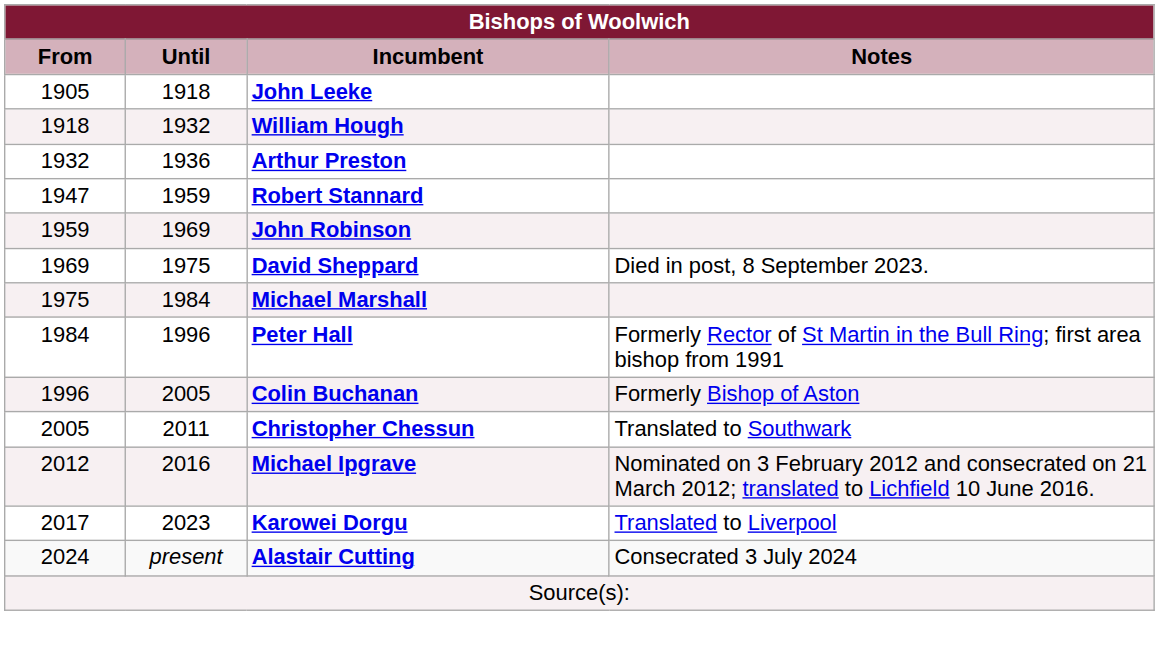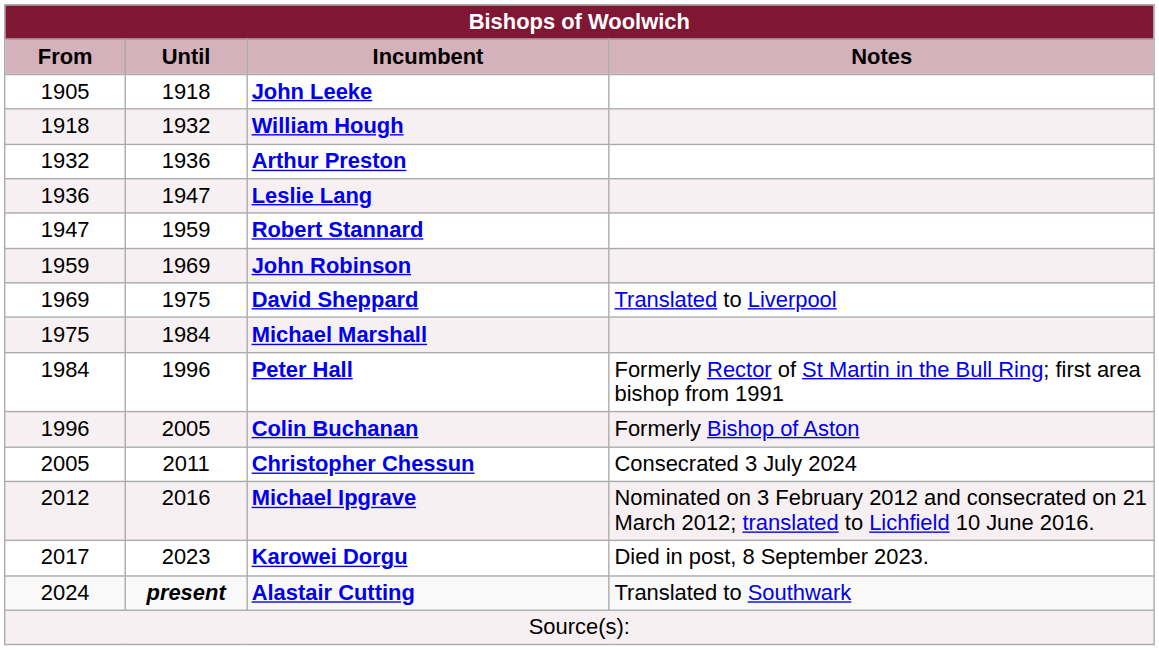+ row: (312, 195)
(772, 265) Died in post, 8 September 2023. -> (726, 299) Translated to Liverpool
(733, 428) Translated to Southwark -> (736, 463) Consecrated 3 July 2024
(726, 523) Translated to Liverpool -> (772, 557) Died in post, 8 September 2023.
(186, 557) normal -> (186, 592) bold
(736, 557) Consecrated 3 July 2024 -> (733, 592) Translated to Southwark
